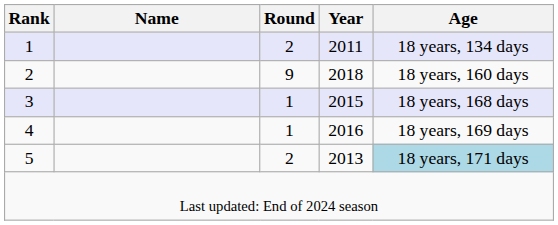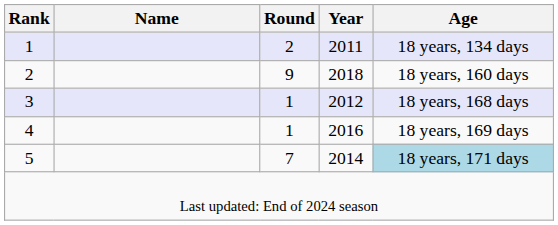(346, 102) 2015 -> (346, 102) 2012
(289, 158) 2 -> (289, 158) 7
(346, 158) 2013 -> (346, 158) 2014
